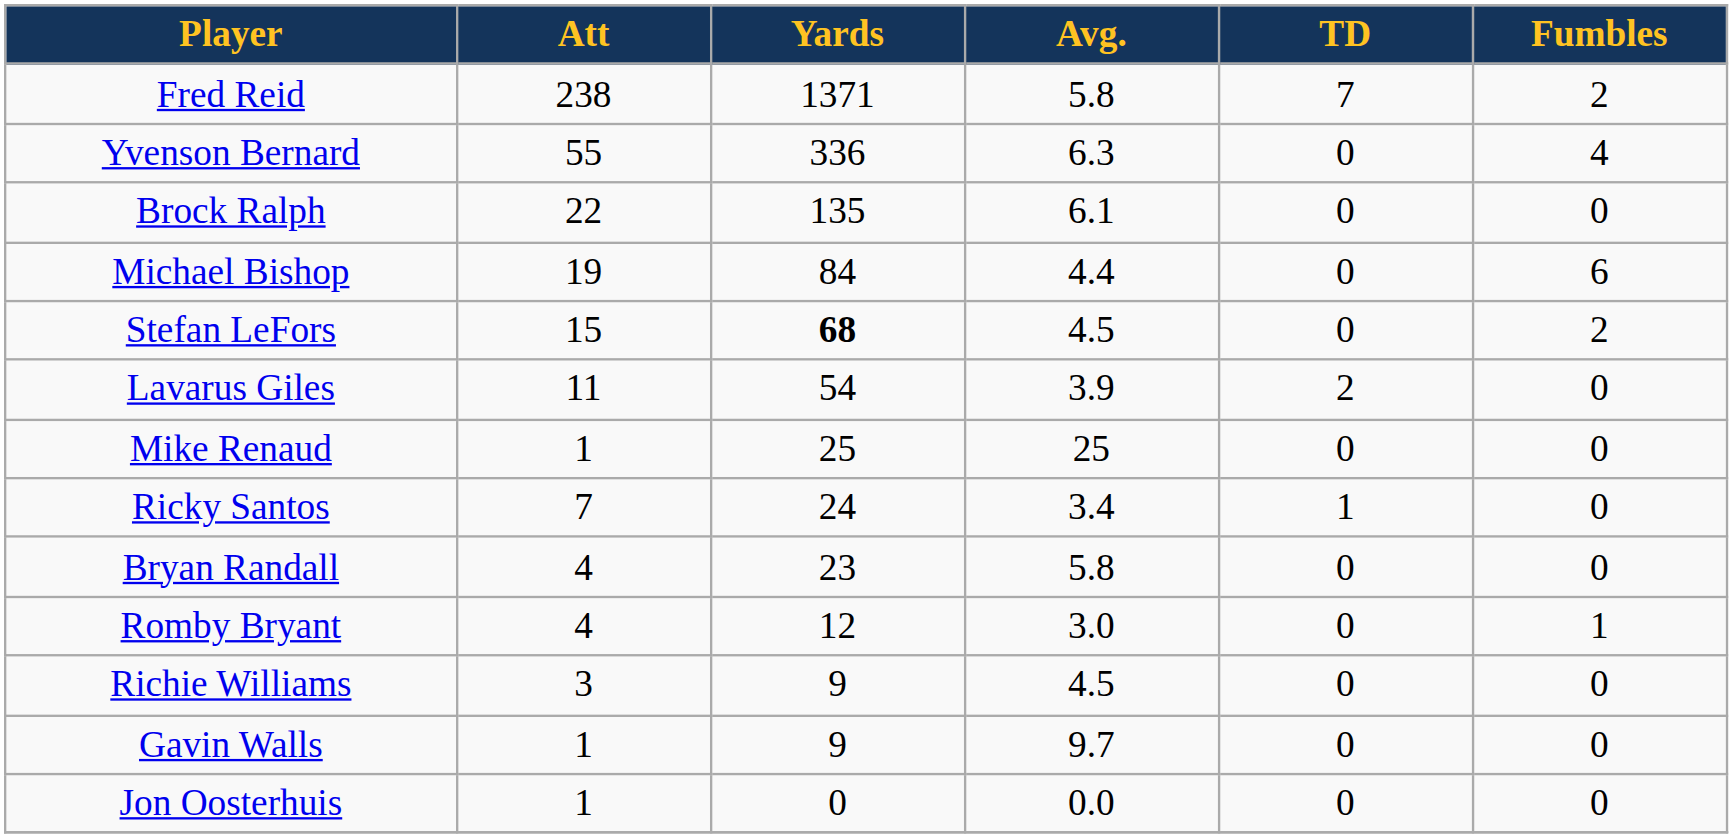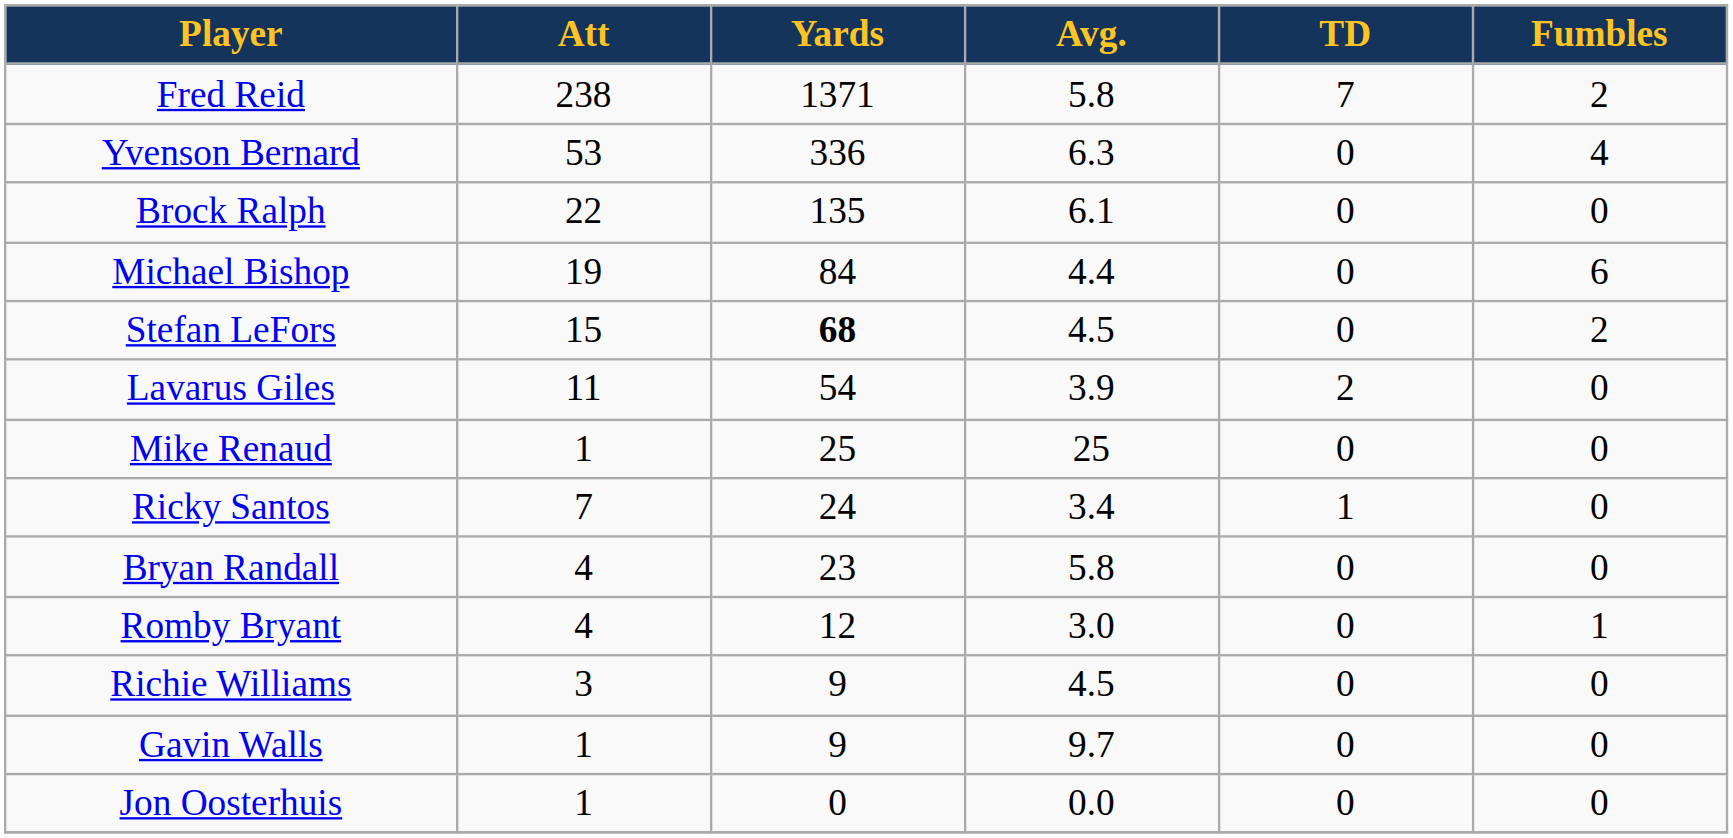(584, 152) 55 -> (584, 152) 53
